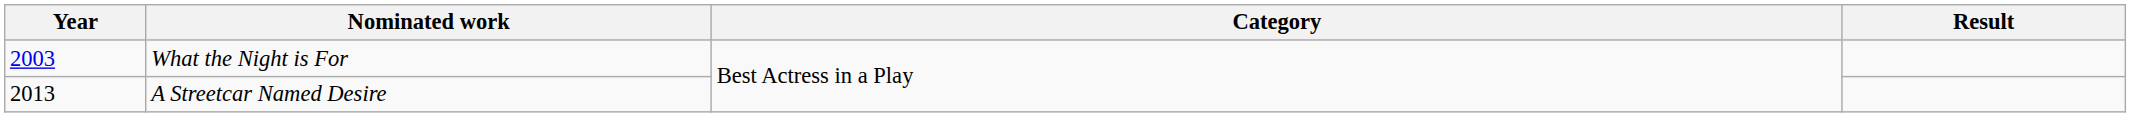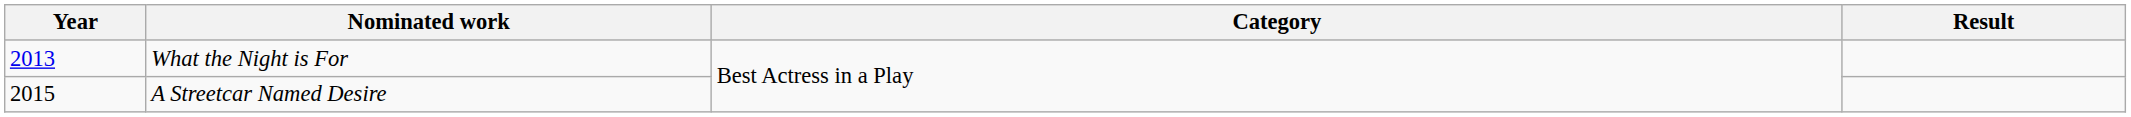(32, 58) 2003 -> (32, 58) 2013
(32, 93) 2013 -> (32, 93) 2015
